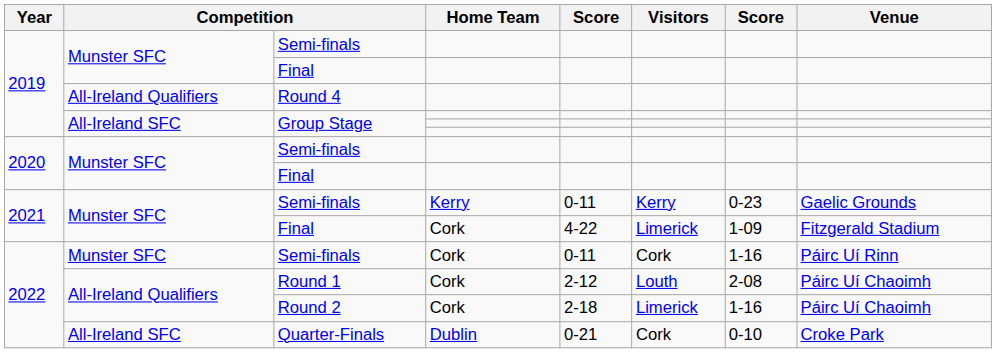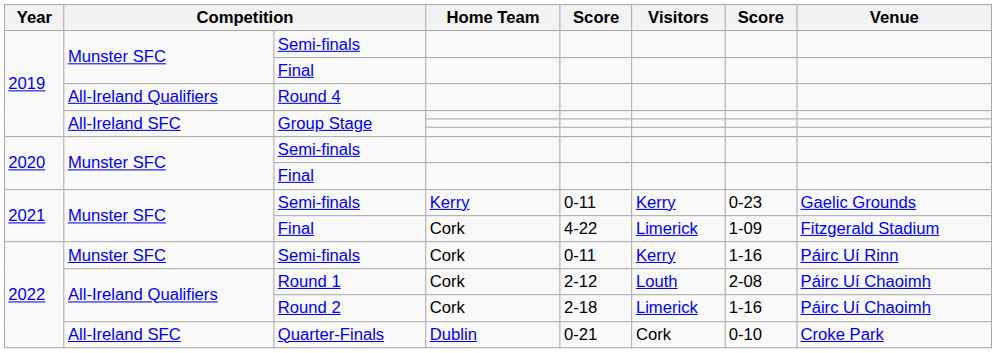(653, 255) Cork -> (656, 255) Kerry
